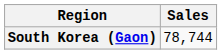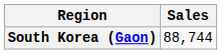(188, 38) 78,744 -> (188, 38) 88,744
